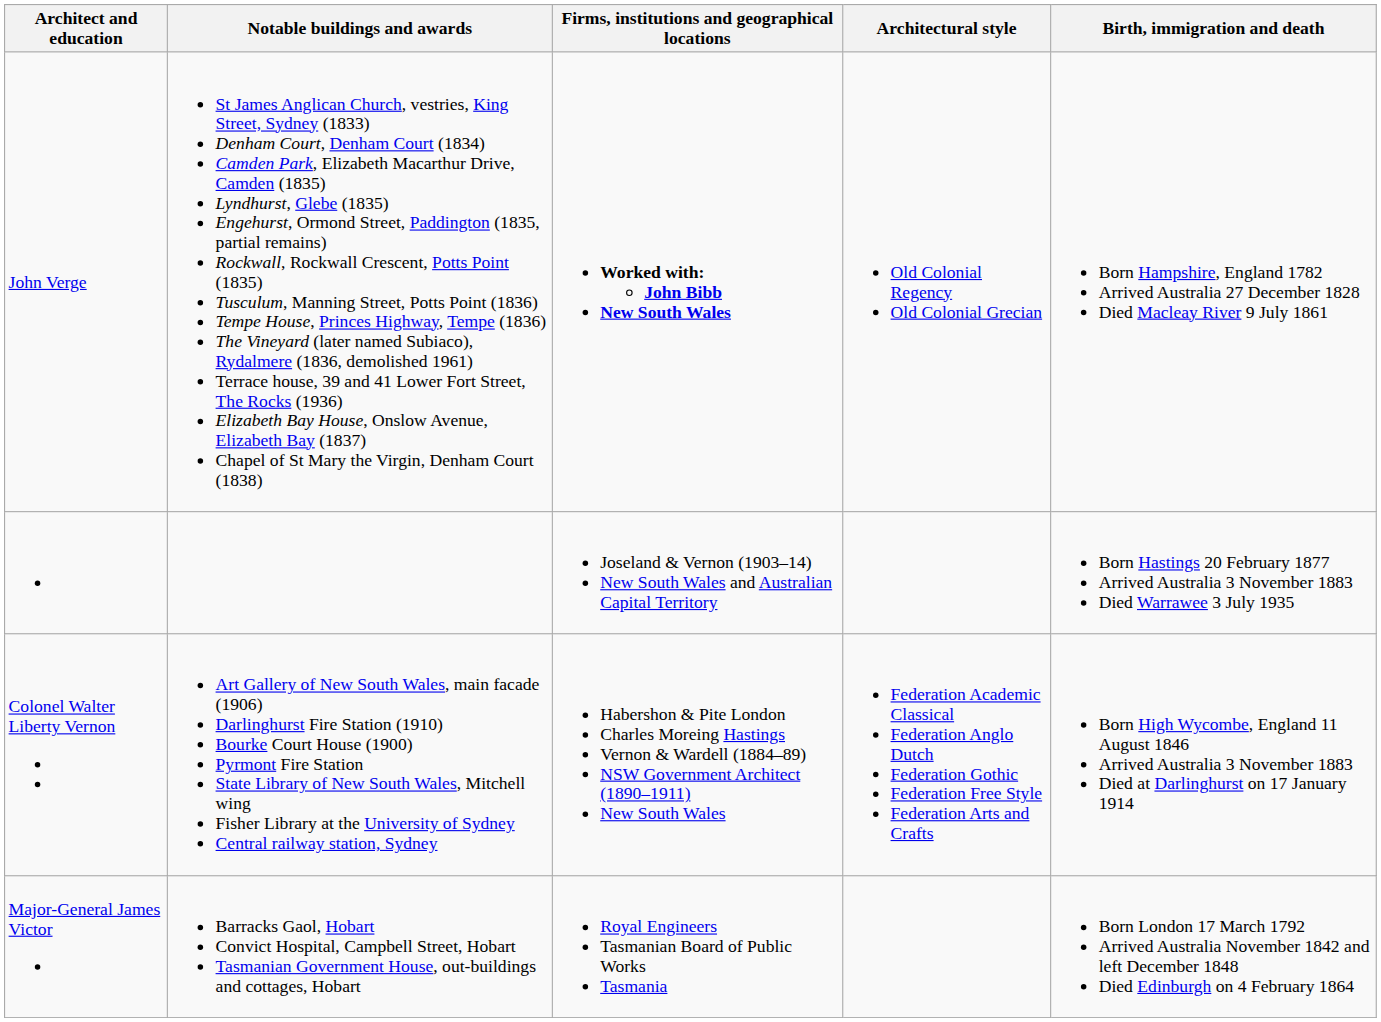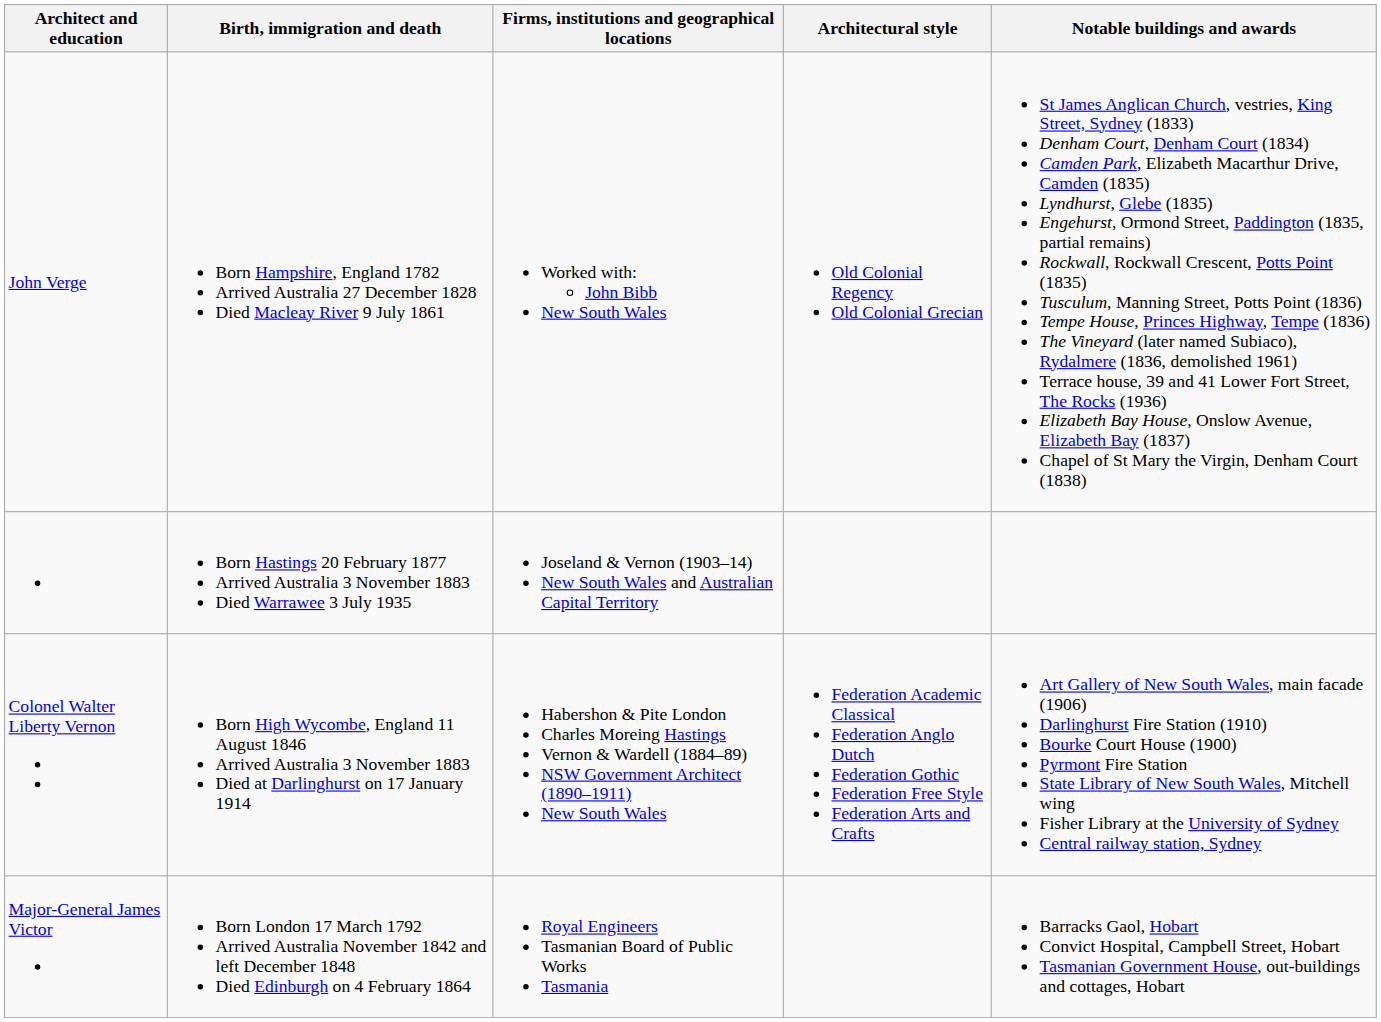columns swapped: (1213, 28) <-> (360, 28)
(697, 292) bold -> (638, 292) normal
